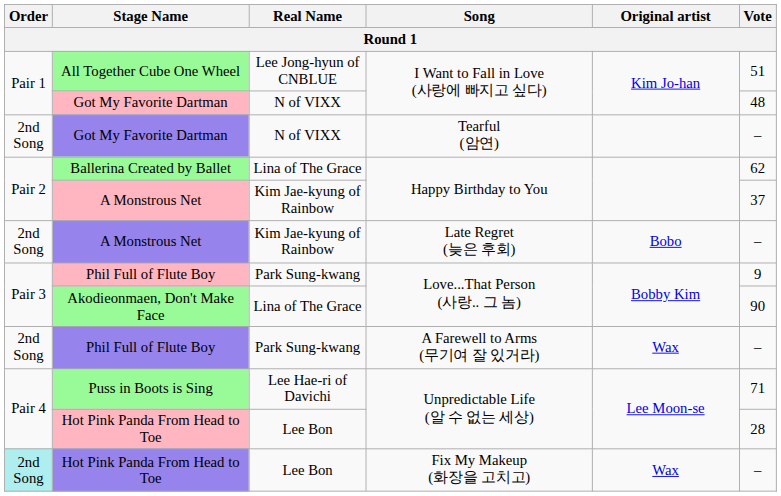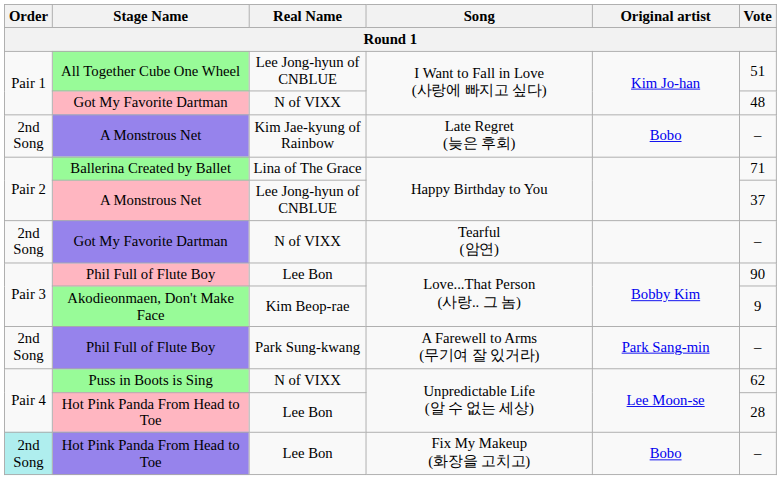rows swapped: (151, 135) <-> (151, 241)
(758, 168) 62 -> (758, 168) 71
(308, 200) Kim Jae-kyung of Rainbow -> (308, 200) Lee Jong-hyun of CNBLUE
(308, 274) Park Sung-kwang -> (308, 274) Lee Bon
(758, 274) 9 -> (758, 274) 90
(308, 306) Lina of The Grace -> (308, 306) Kim Beop-rae
(758, 306) 90 -> (758, 306) 9
(666, 347) Wax -> (666, 347) Park Sang-min
(308, 388) Lee Hae-ri of Davichi -> (308, 380) N of VIXX
(758, 388) 71 -> (758, 380) 62
(666, 470) Wax -> (666, 453) Bobo
